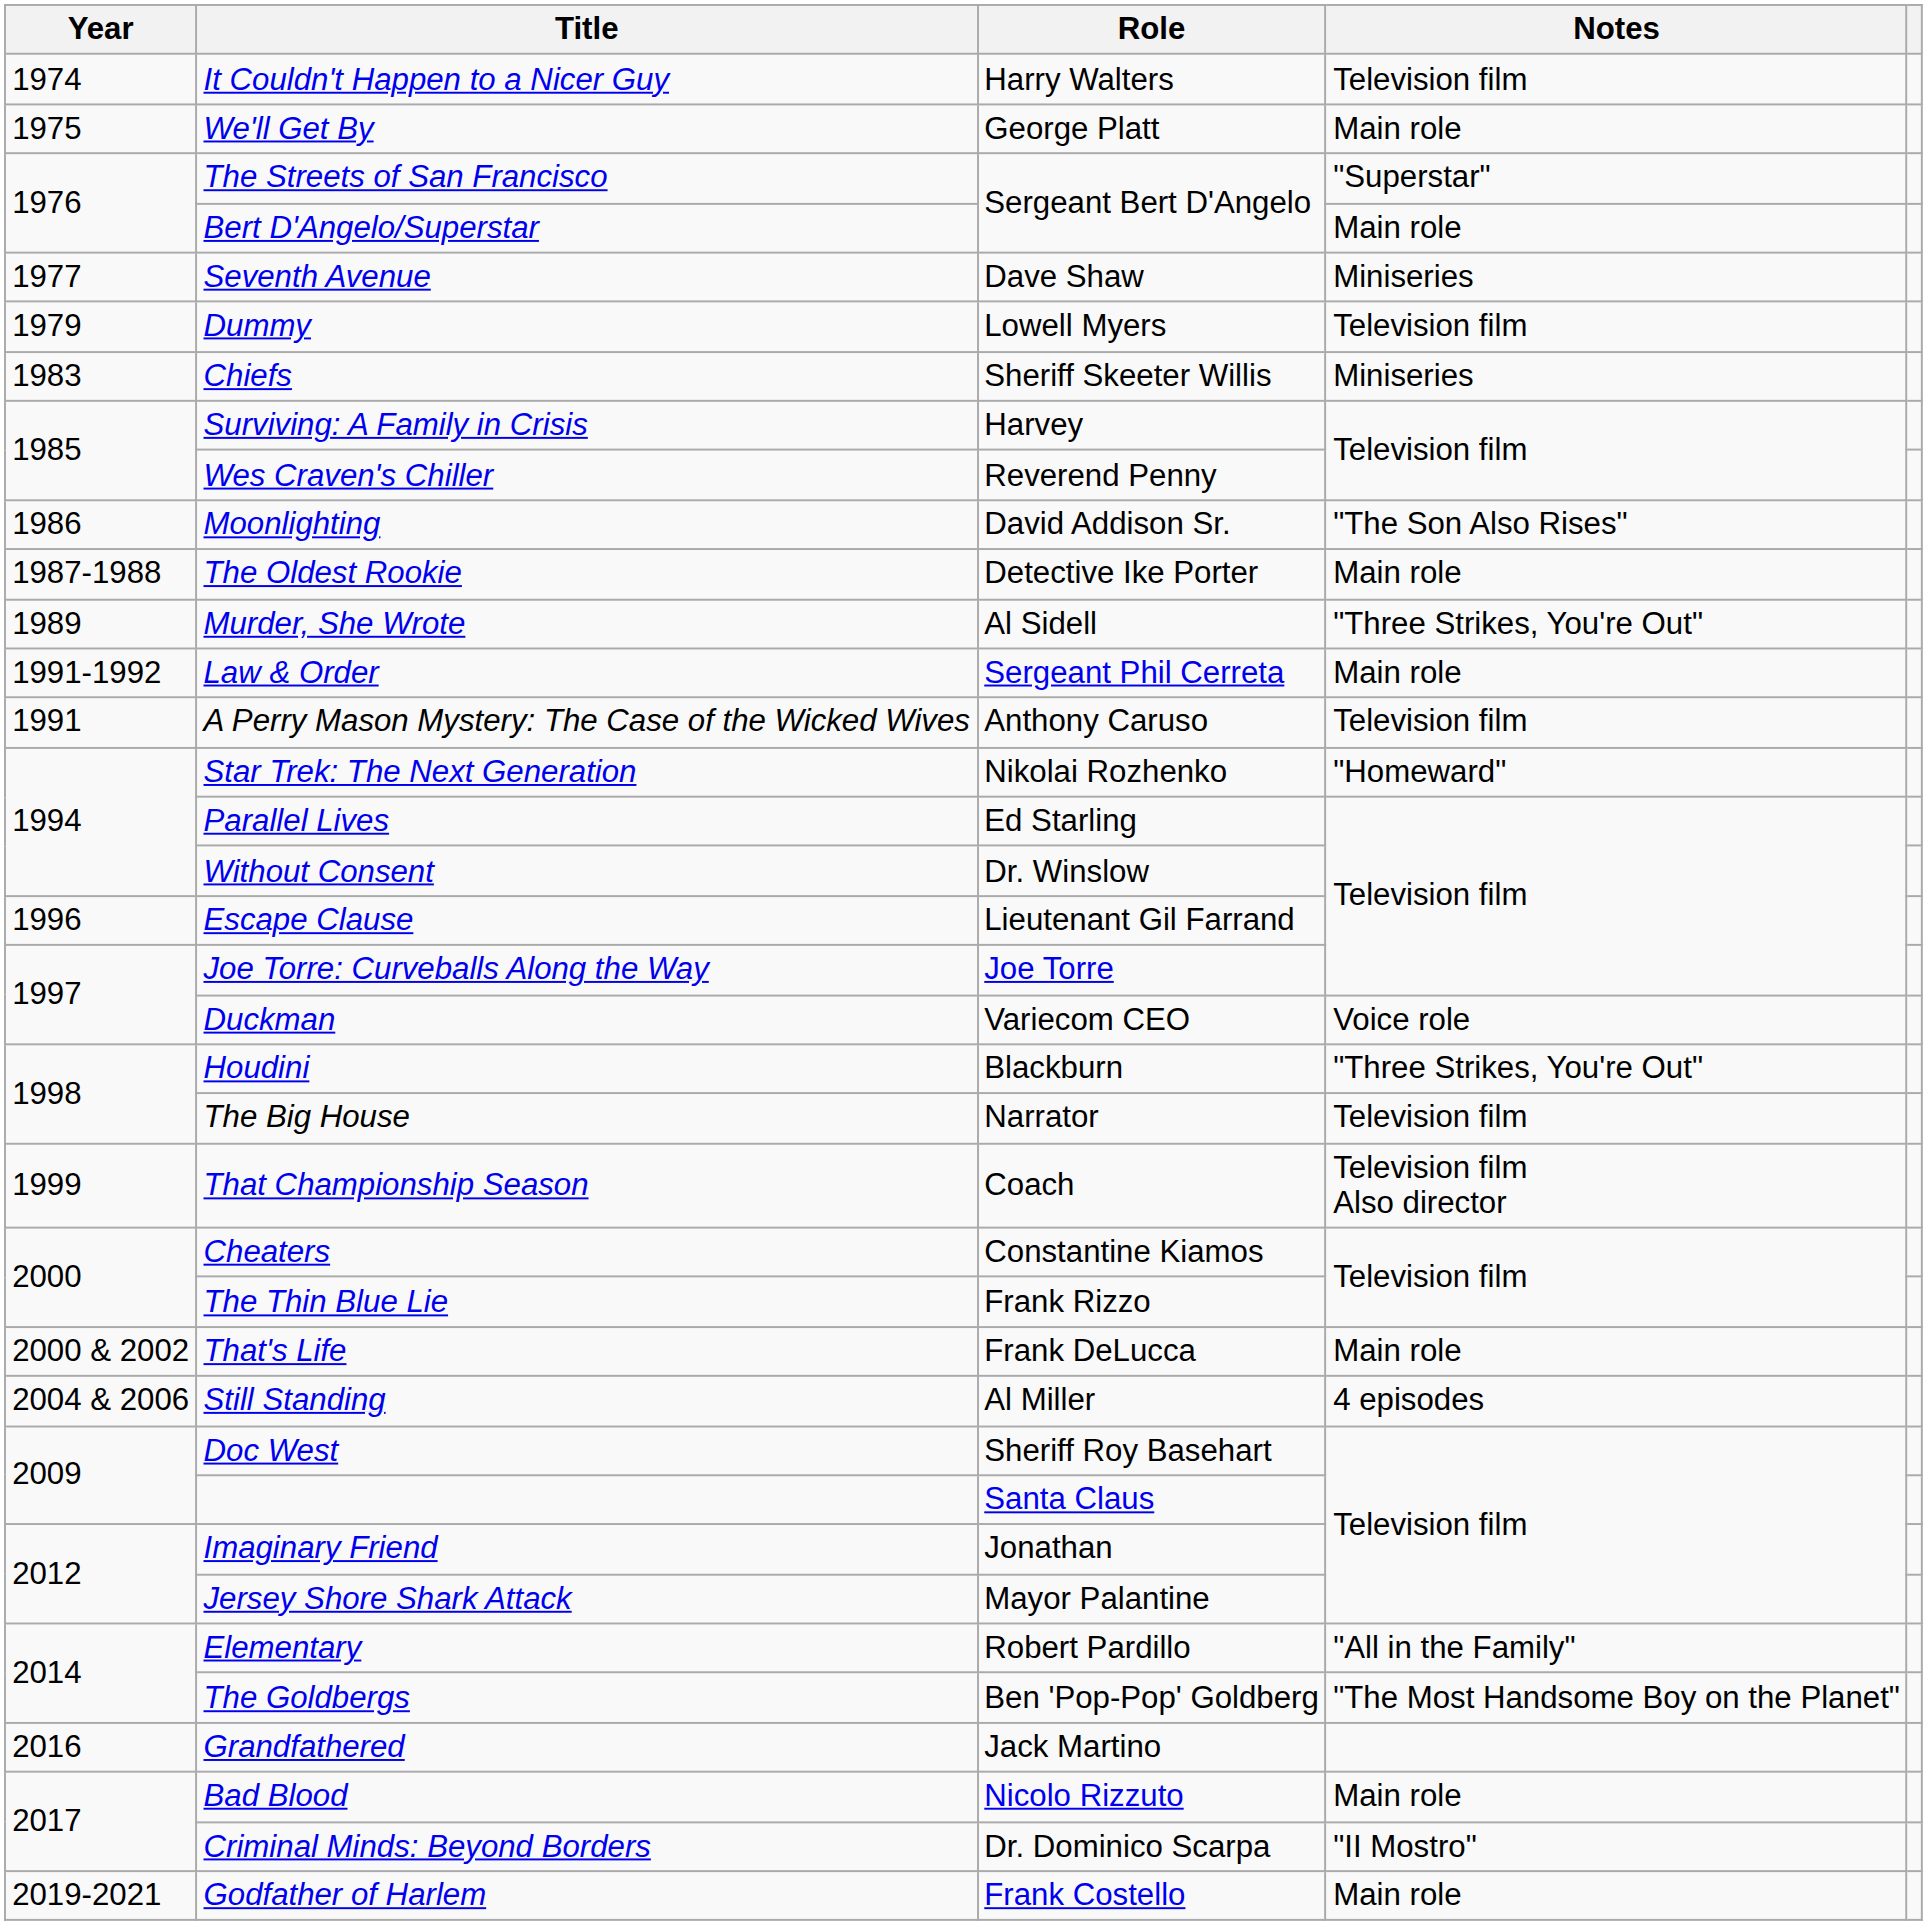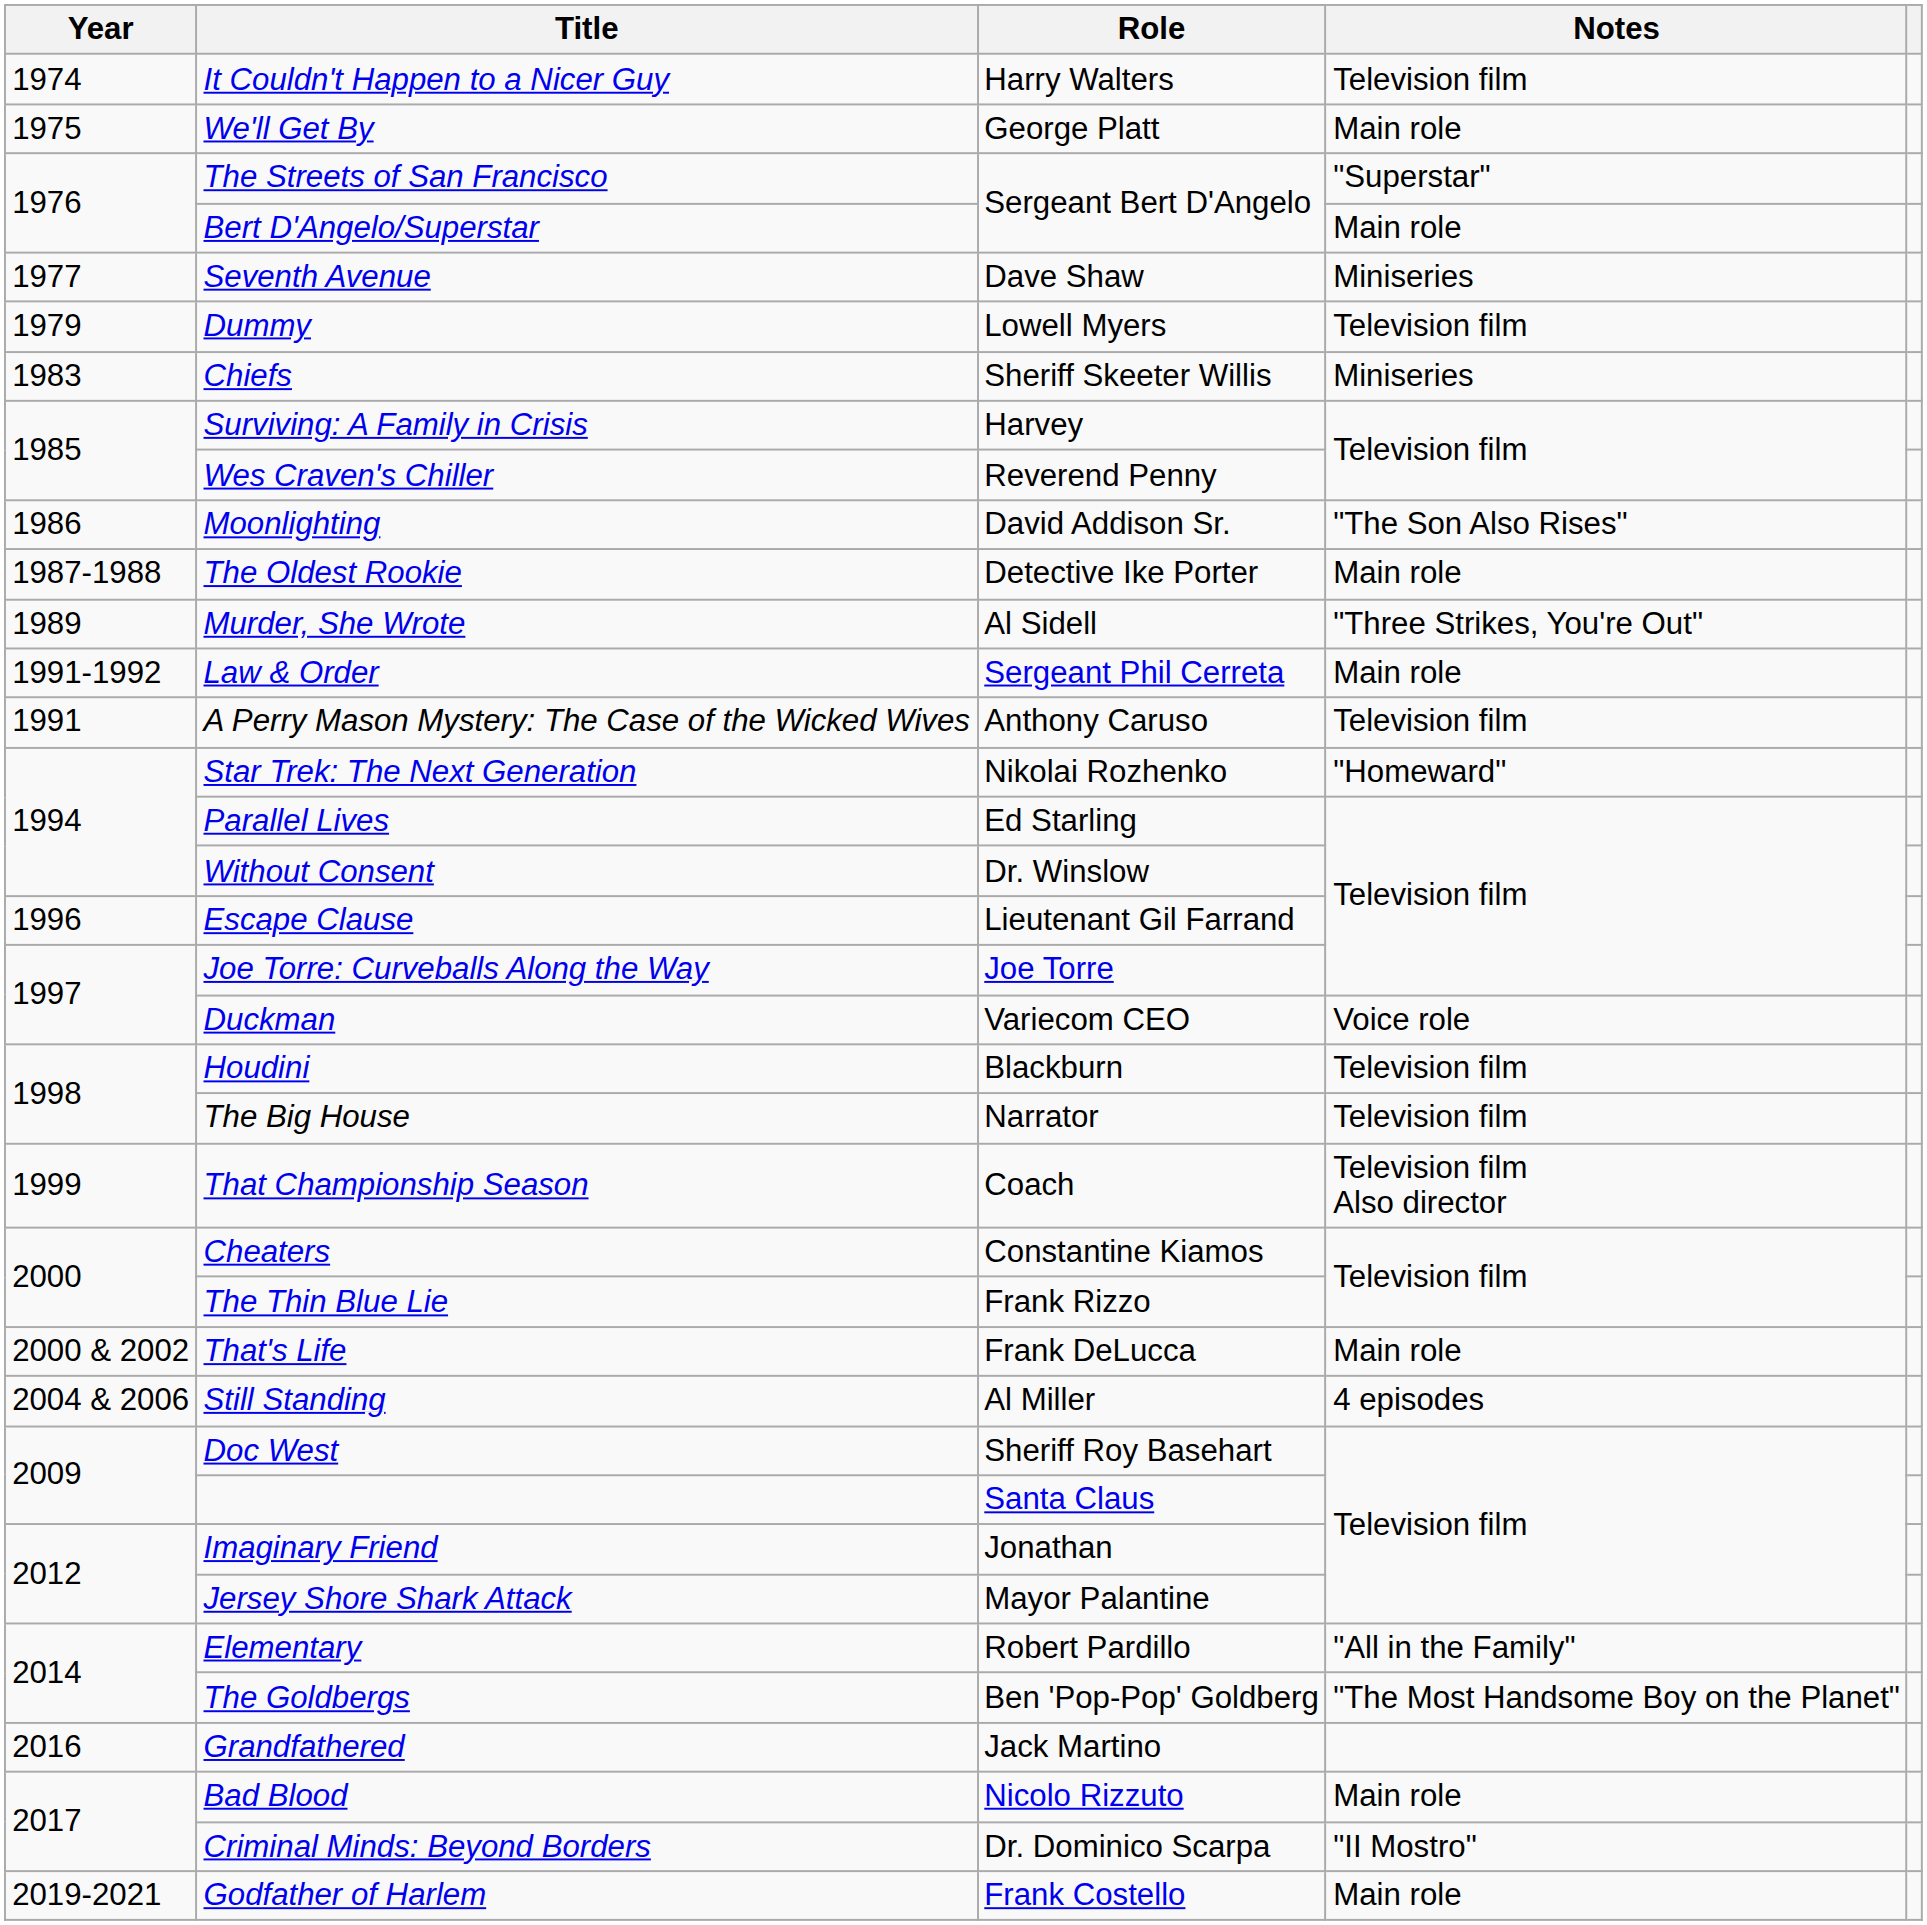(1518, 1068) "Three Strikes, You're Out" -> (1430, 1068) Television film
